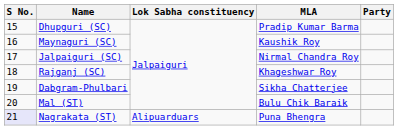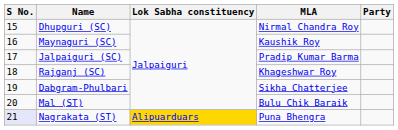(309, 27) Pradip Kumar Barma -> (309, 27) Nirmal Chandra Roy
(309, 57) Nirmal Chandra Roy -> (309, 57) Pradip Kumar Barma
(165, 117) no background -> (165, 117) gold background
